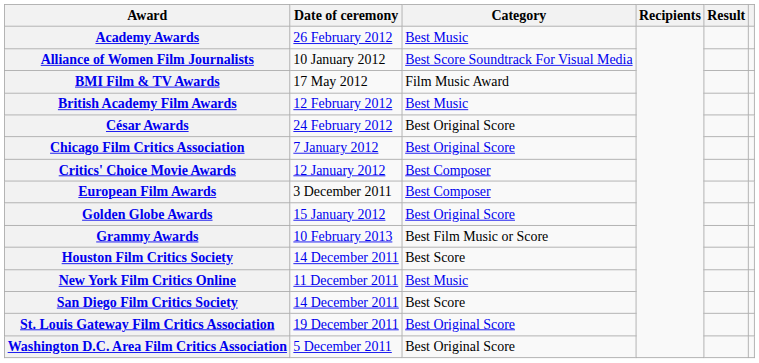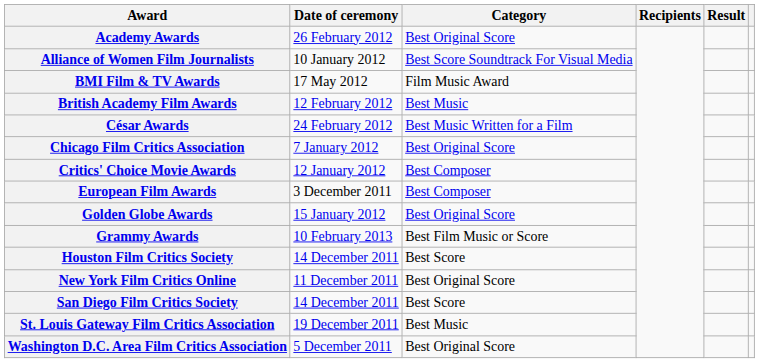(437, 37) Best Music -> (460, 37) Best Original Score
(460, 125) Best Original Score -> (489, 125) Best Music Written for a Film
(437, 280) Best Music -> (460, 280) Best Original Score
(460, 324) Best Original Score -> (437, 324) Best Music
